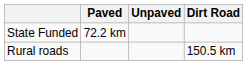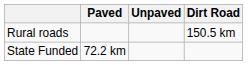rows swapped: (43, 32) <-> (38, 51)
